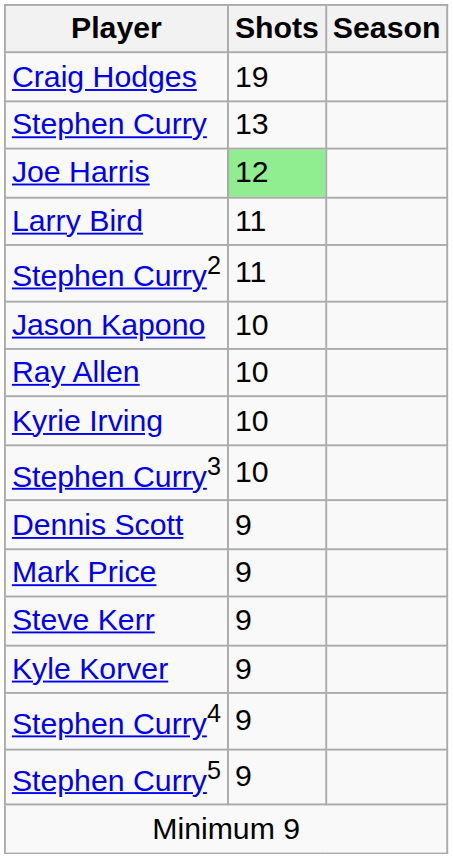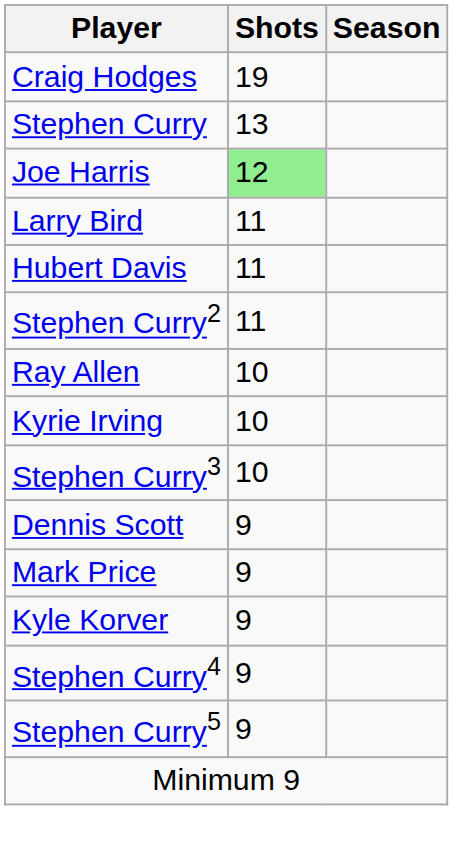+ row: (99, 268)
- row: (109, 324)
- row: (83, 620)
